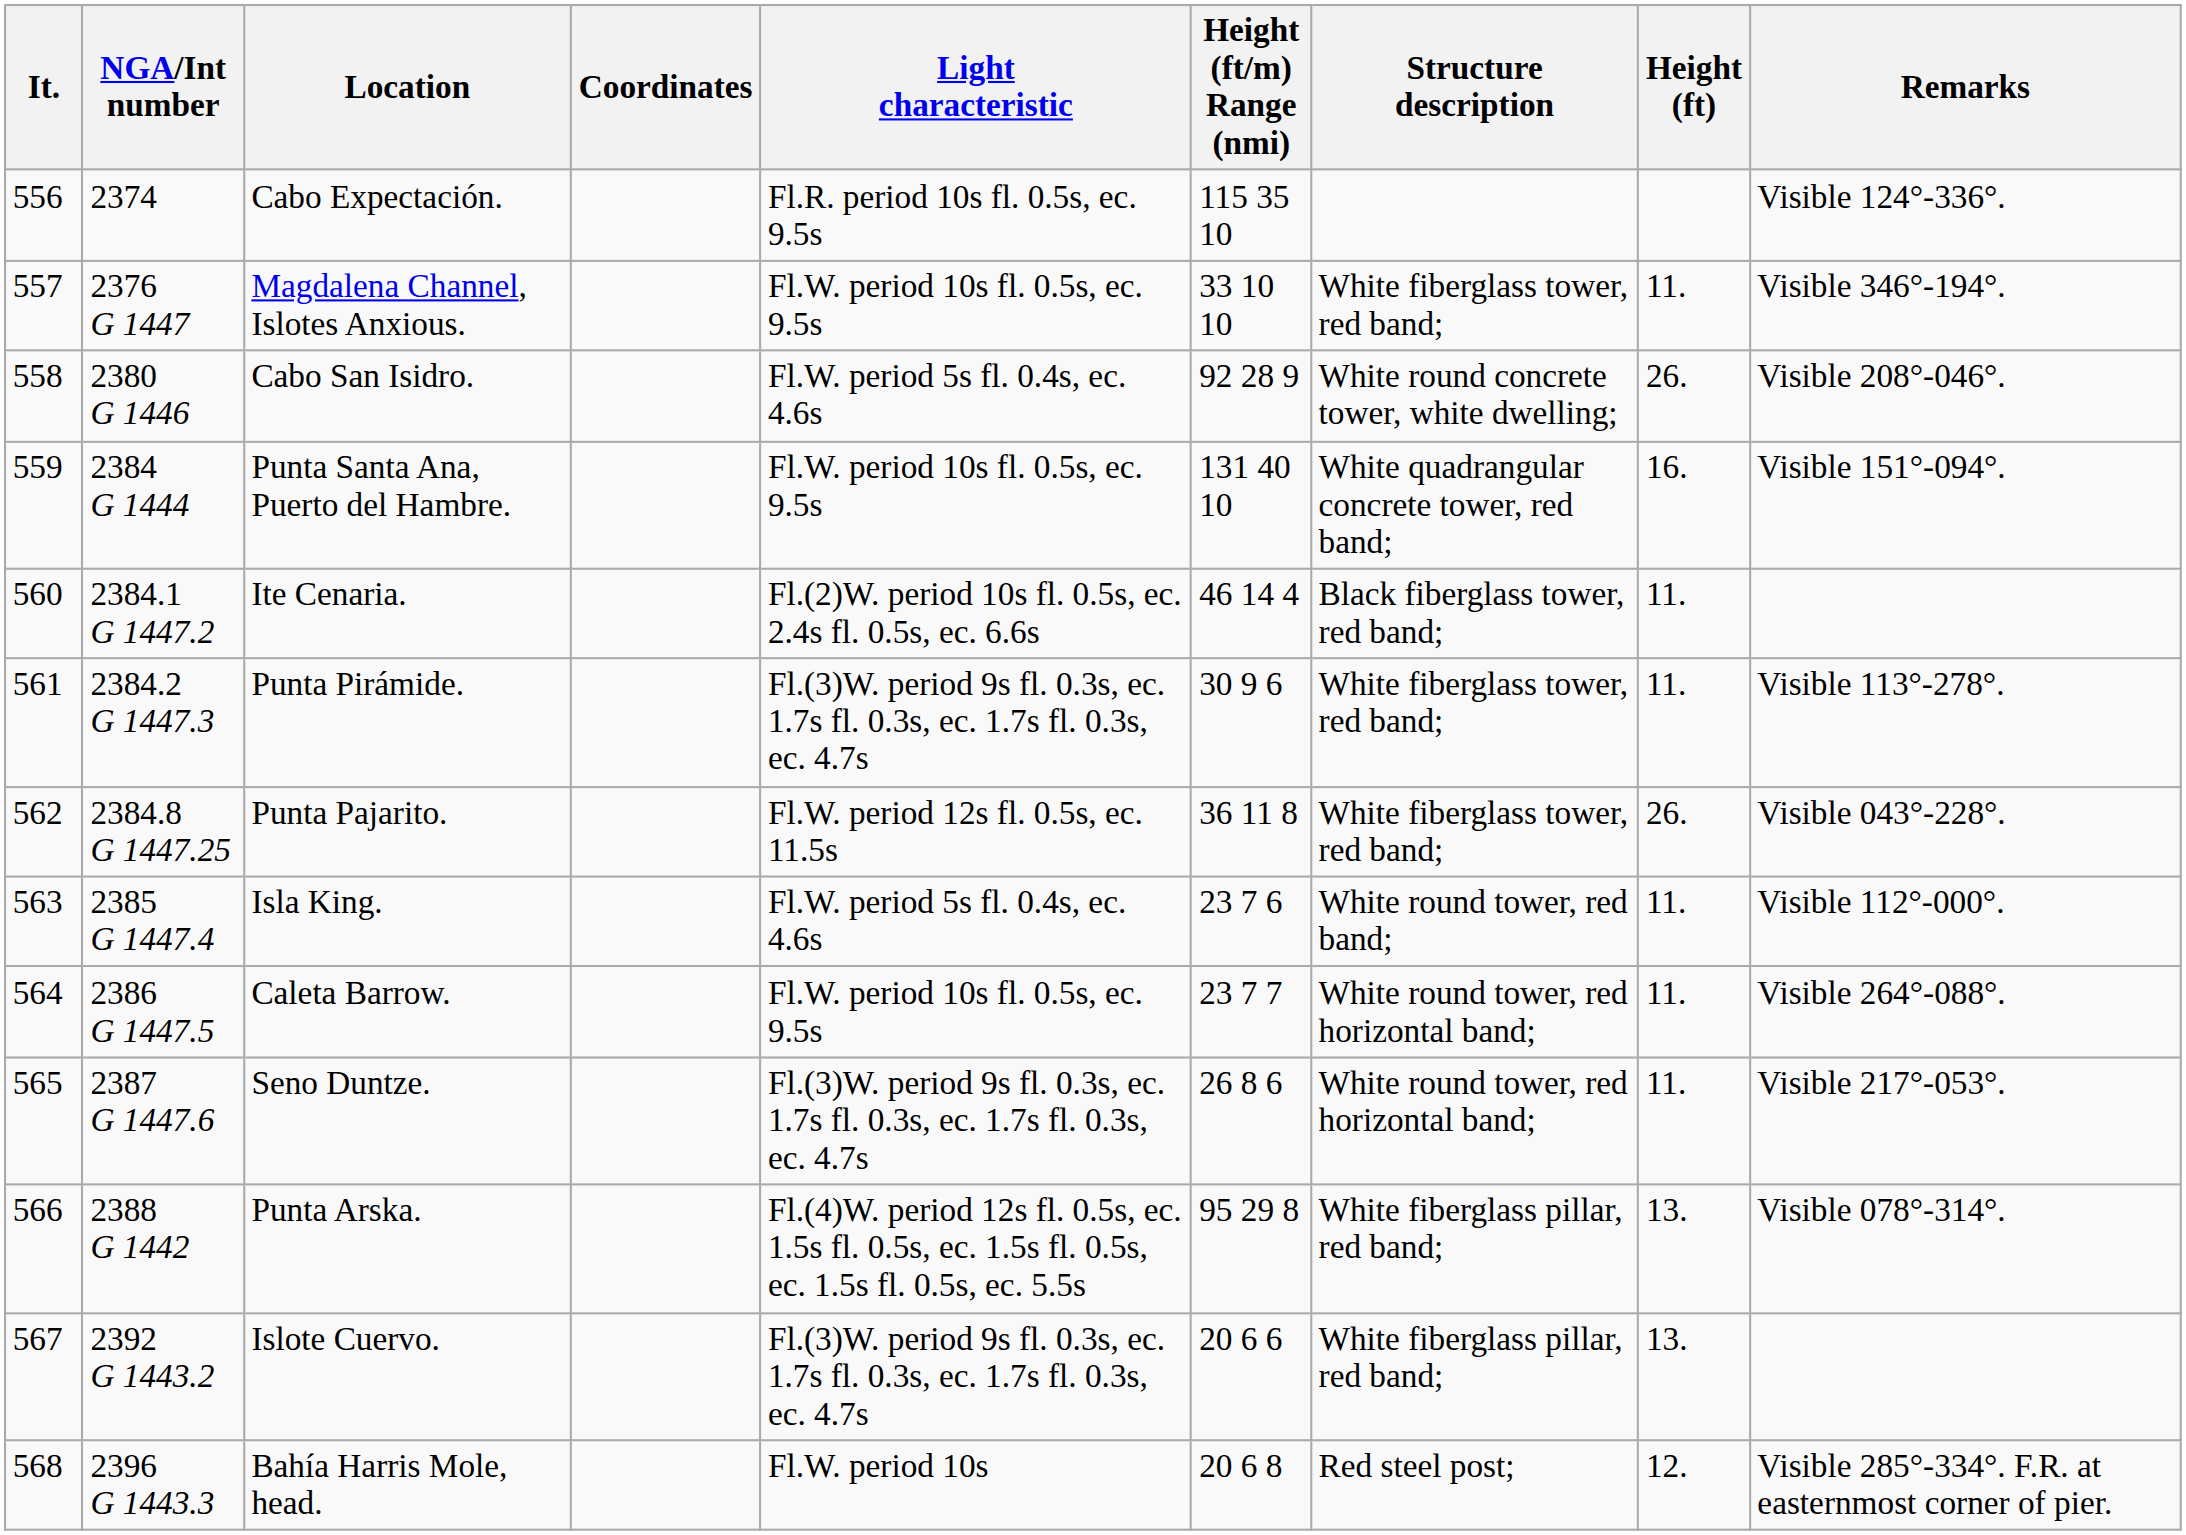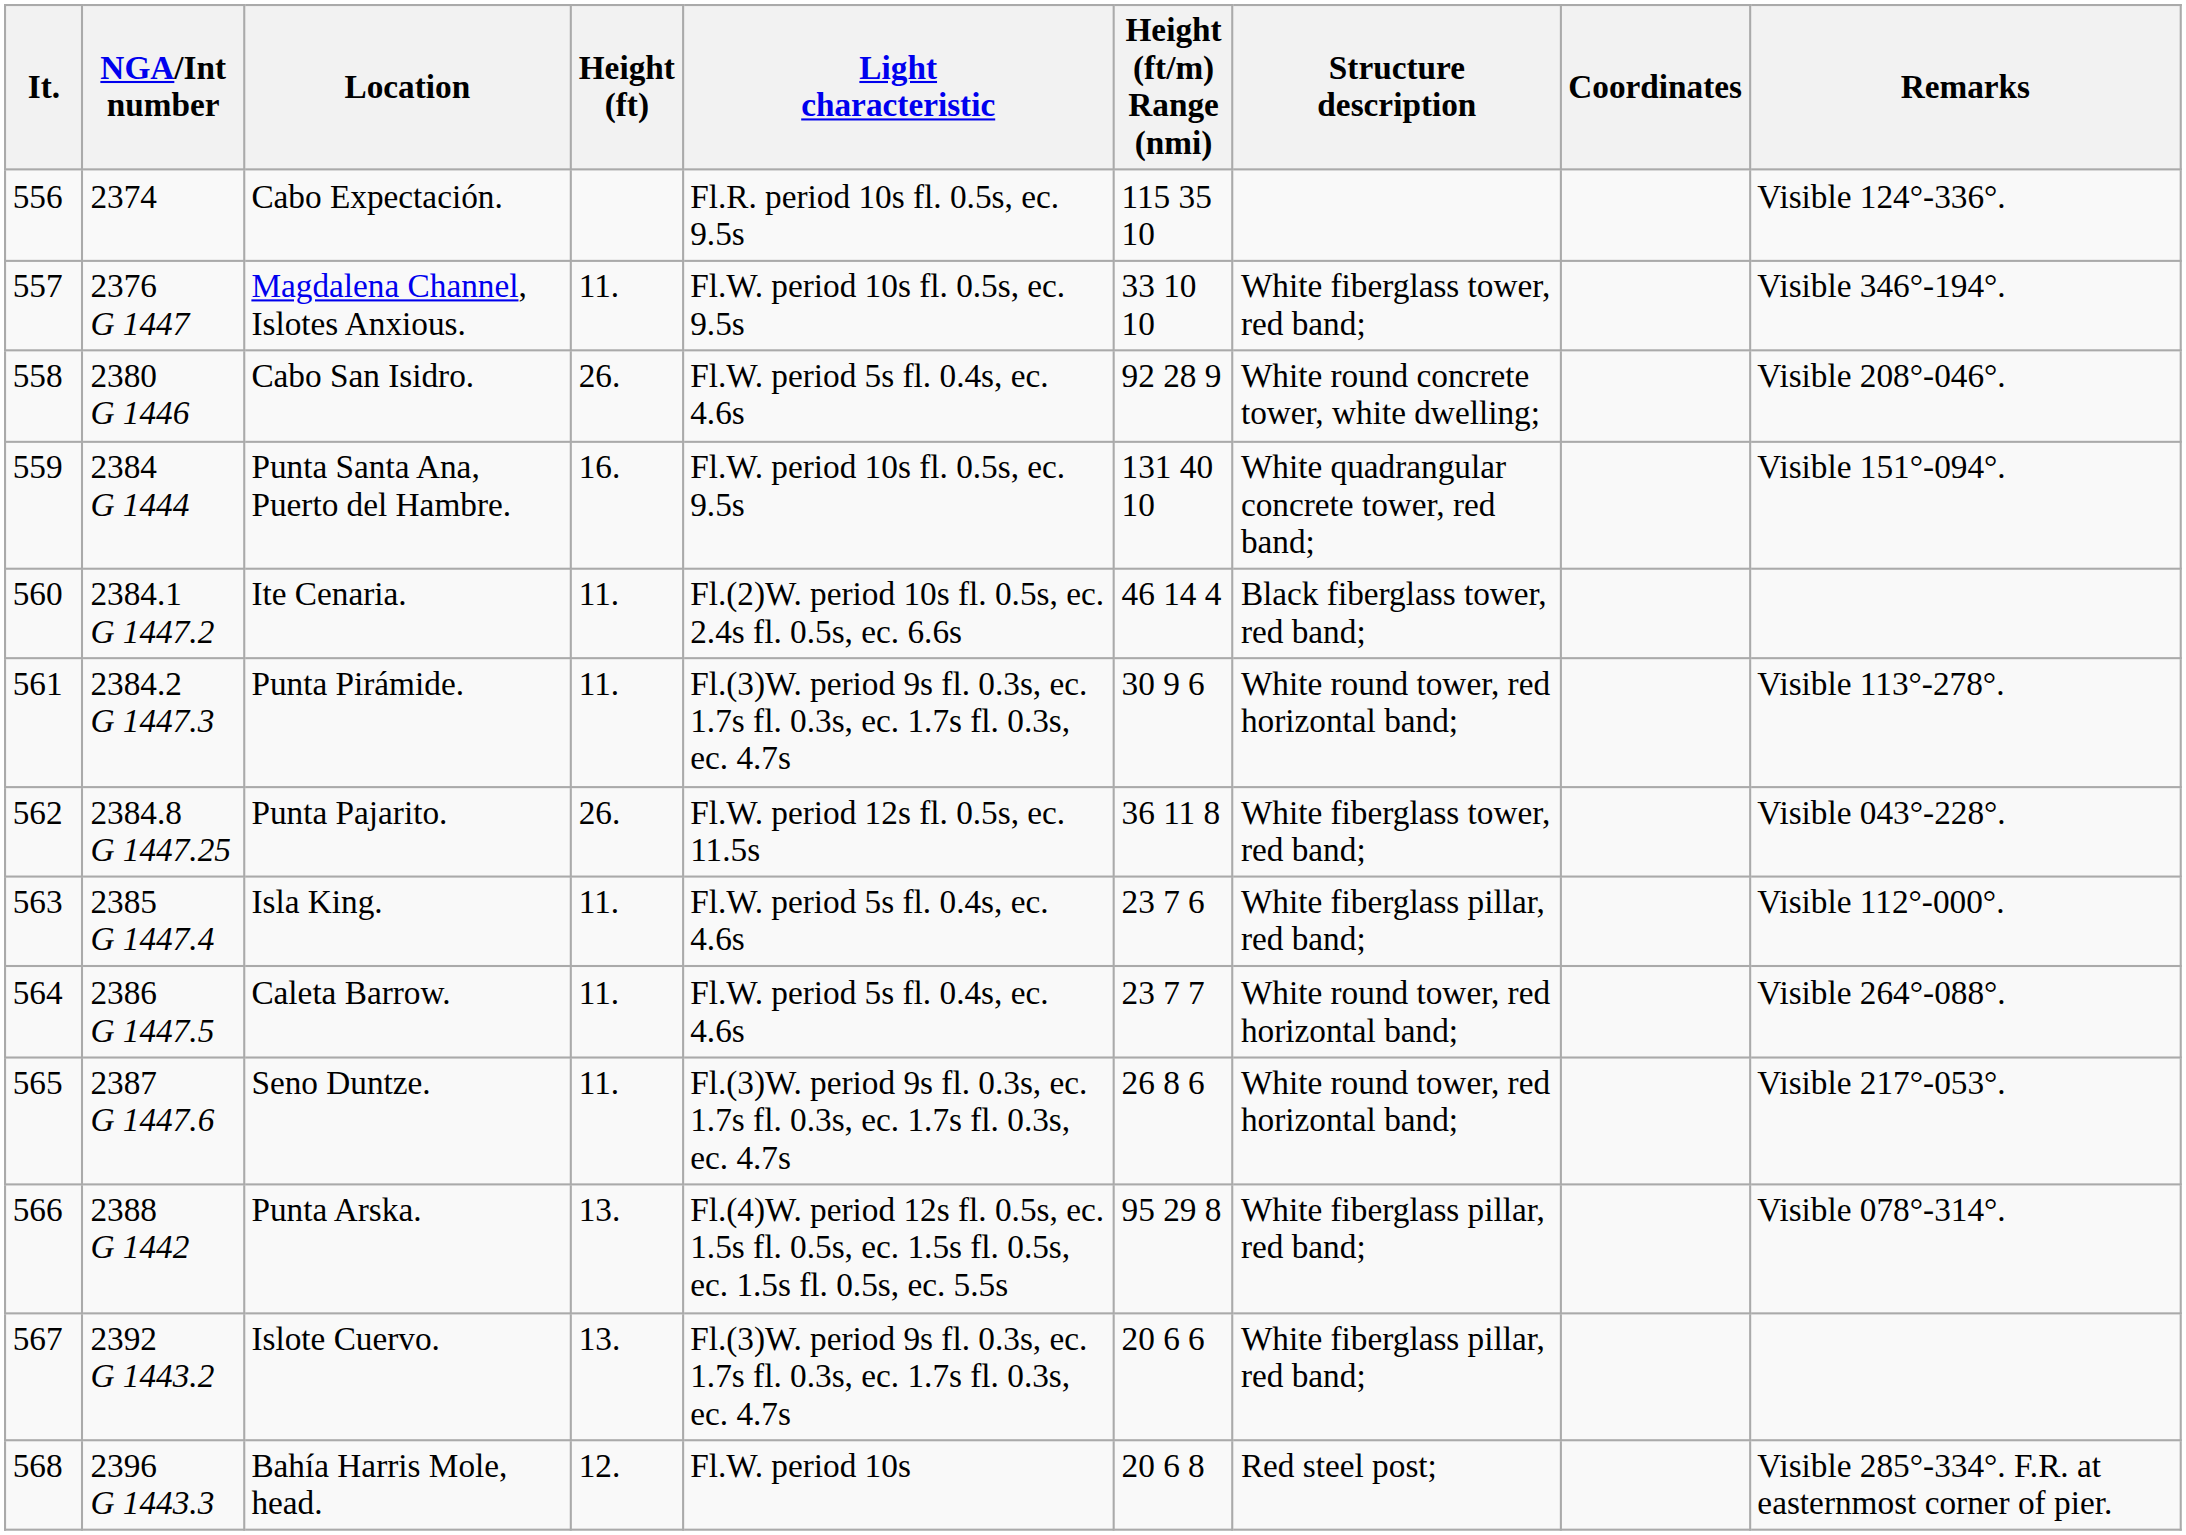columns swapped: (666, 87) <-> (1694, 87)
(1473, 703) White fiberglass tower, red band; -> (1395, 703) White round tower, red horizontal band;
(1473, 921) White round tower, red band; -> (1393, 921) White fiberglass pillar, red band;
(955, 1011) Fl.W. period 10s fl. 0.5s, ec. 9.5s -> (869, 1011) Fl.W. period 5s fl. 0.4s, ec. 4.6s
